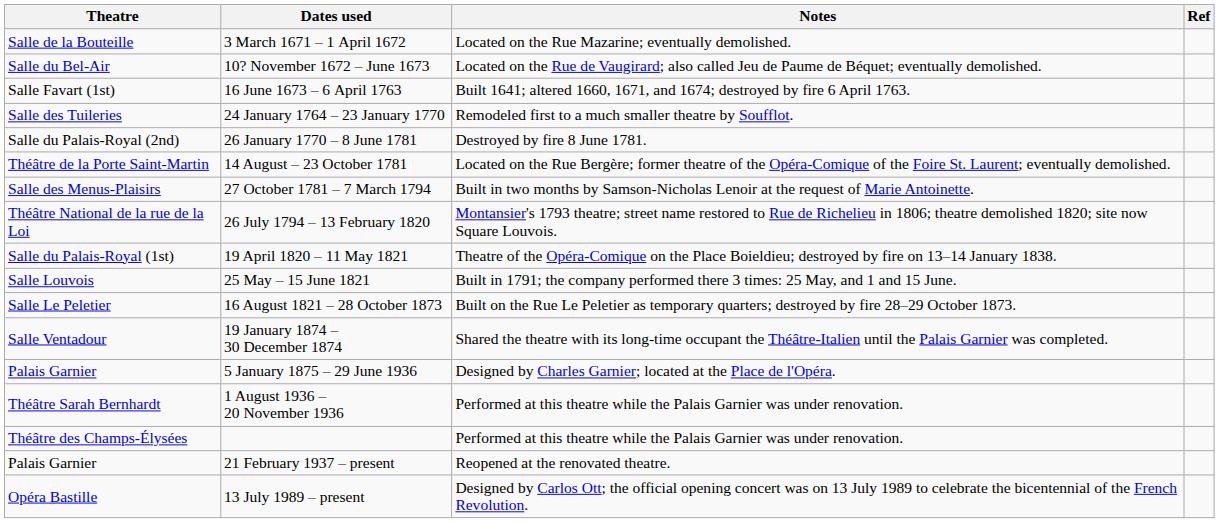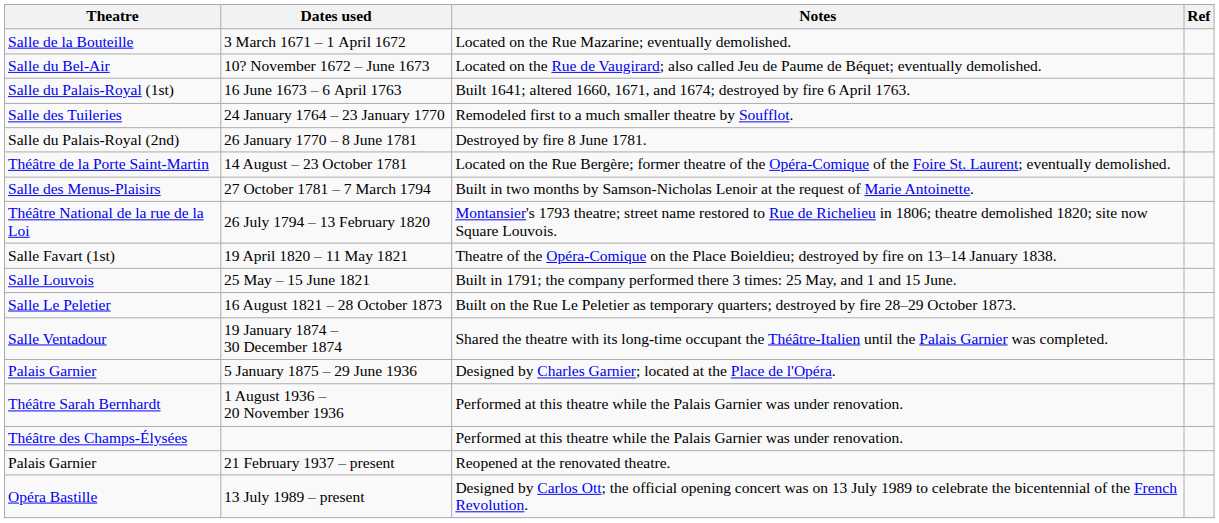(62, 90) Salle Favart (1st) -> (91, 90) Salle du Palais-Royal (1st)
(91, 255) Salle du Palais-Royal (1st) -> (62, 255) Salle Favart (1st)
